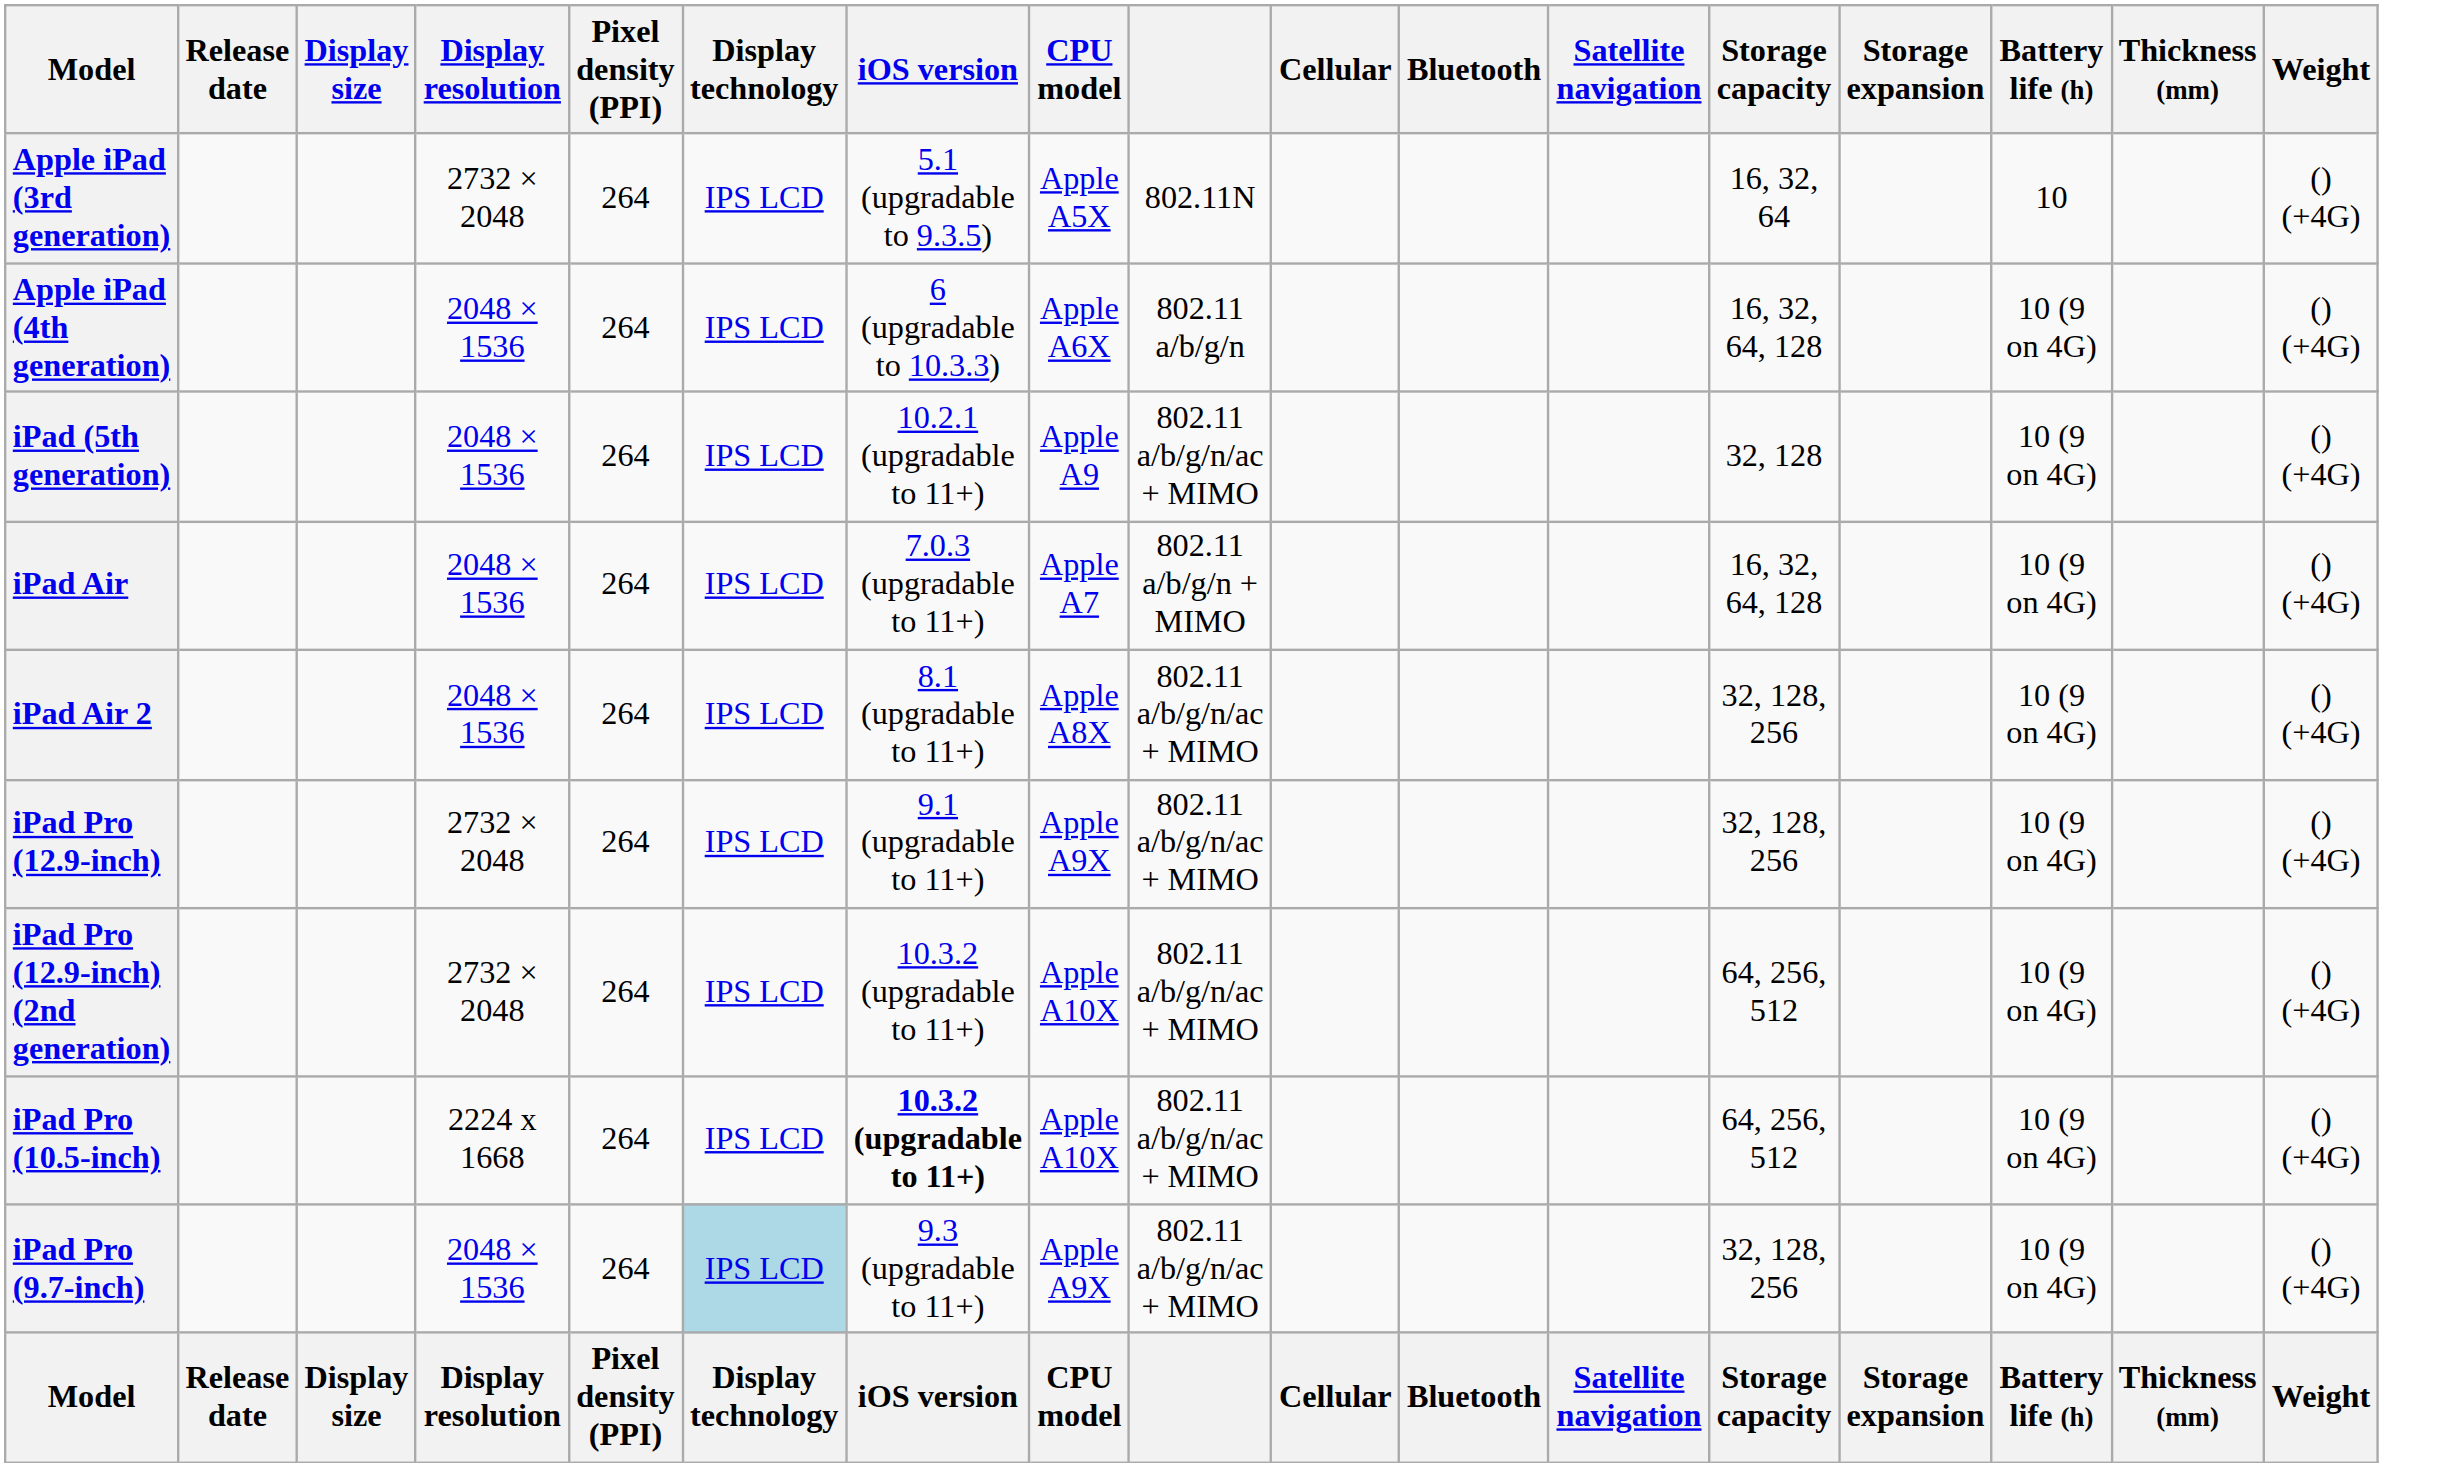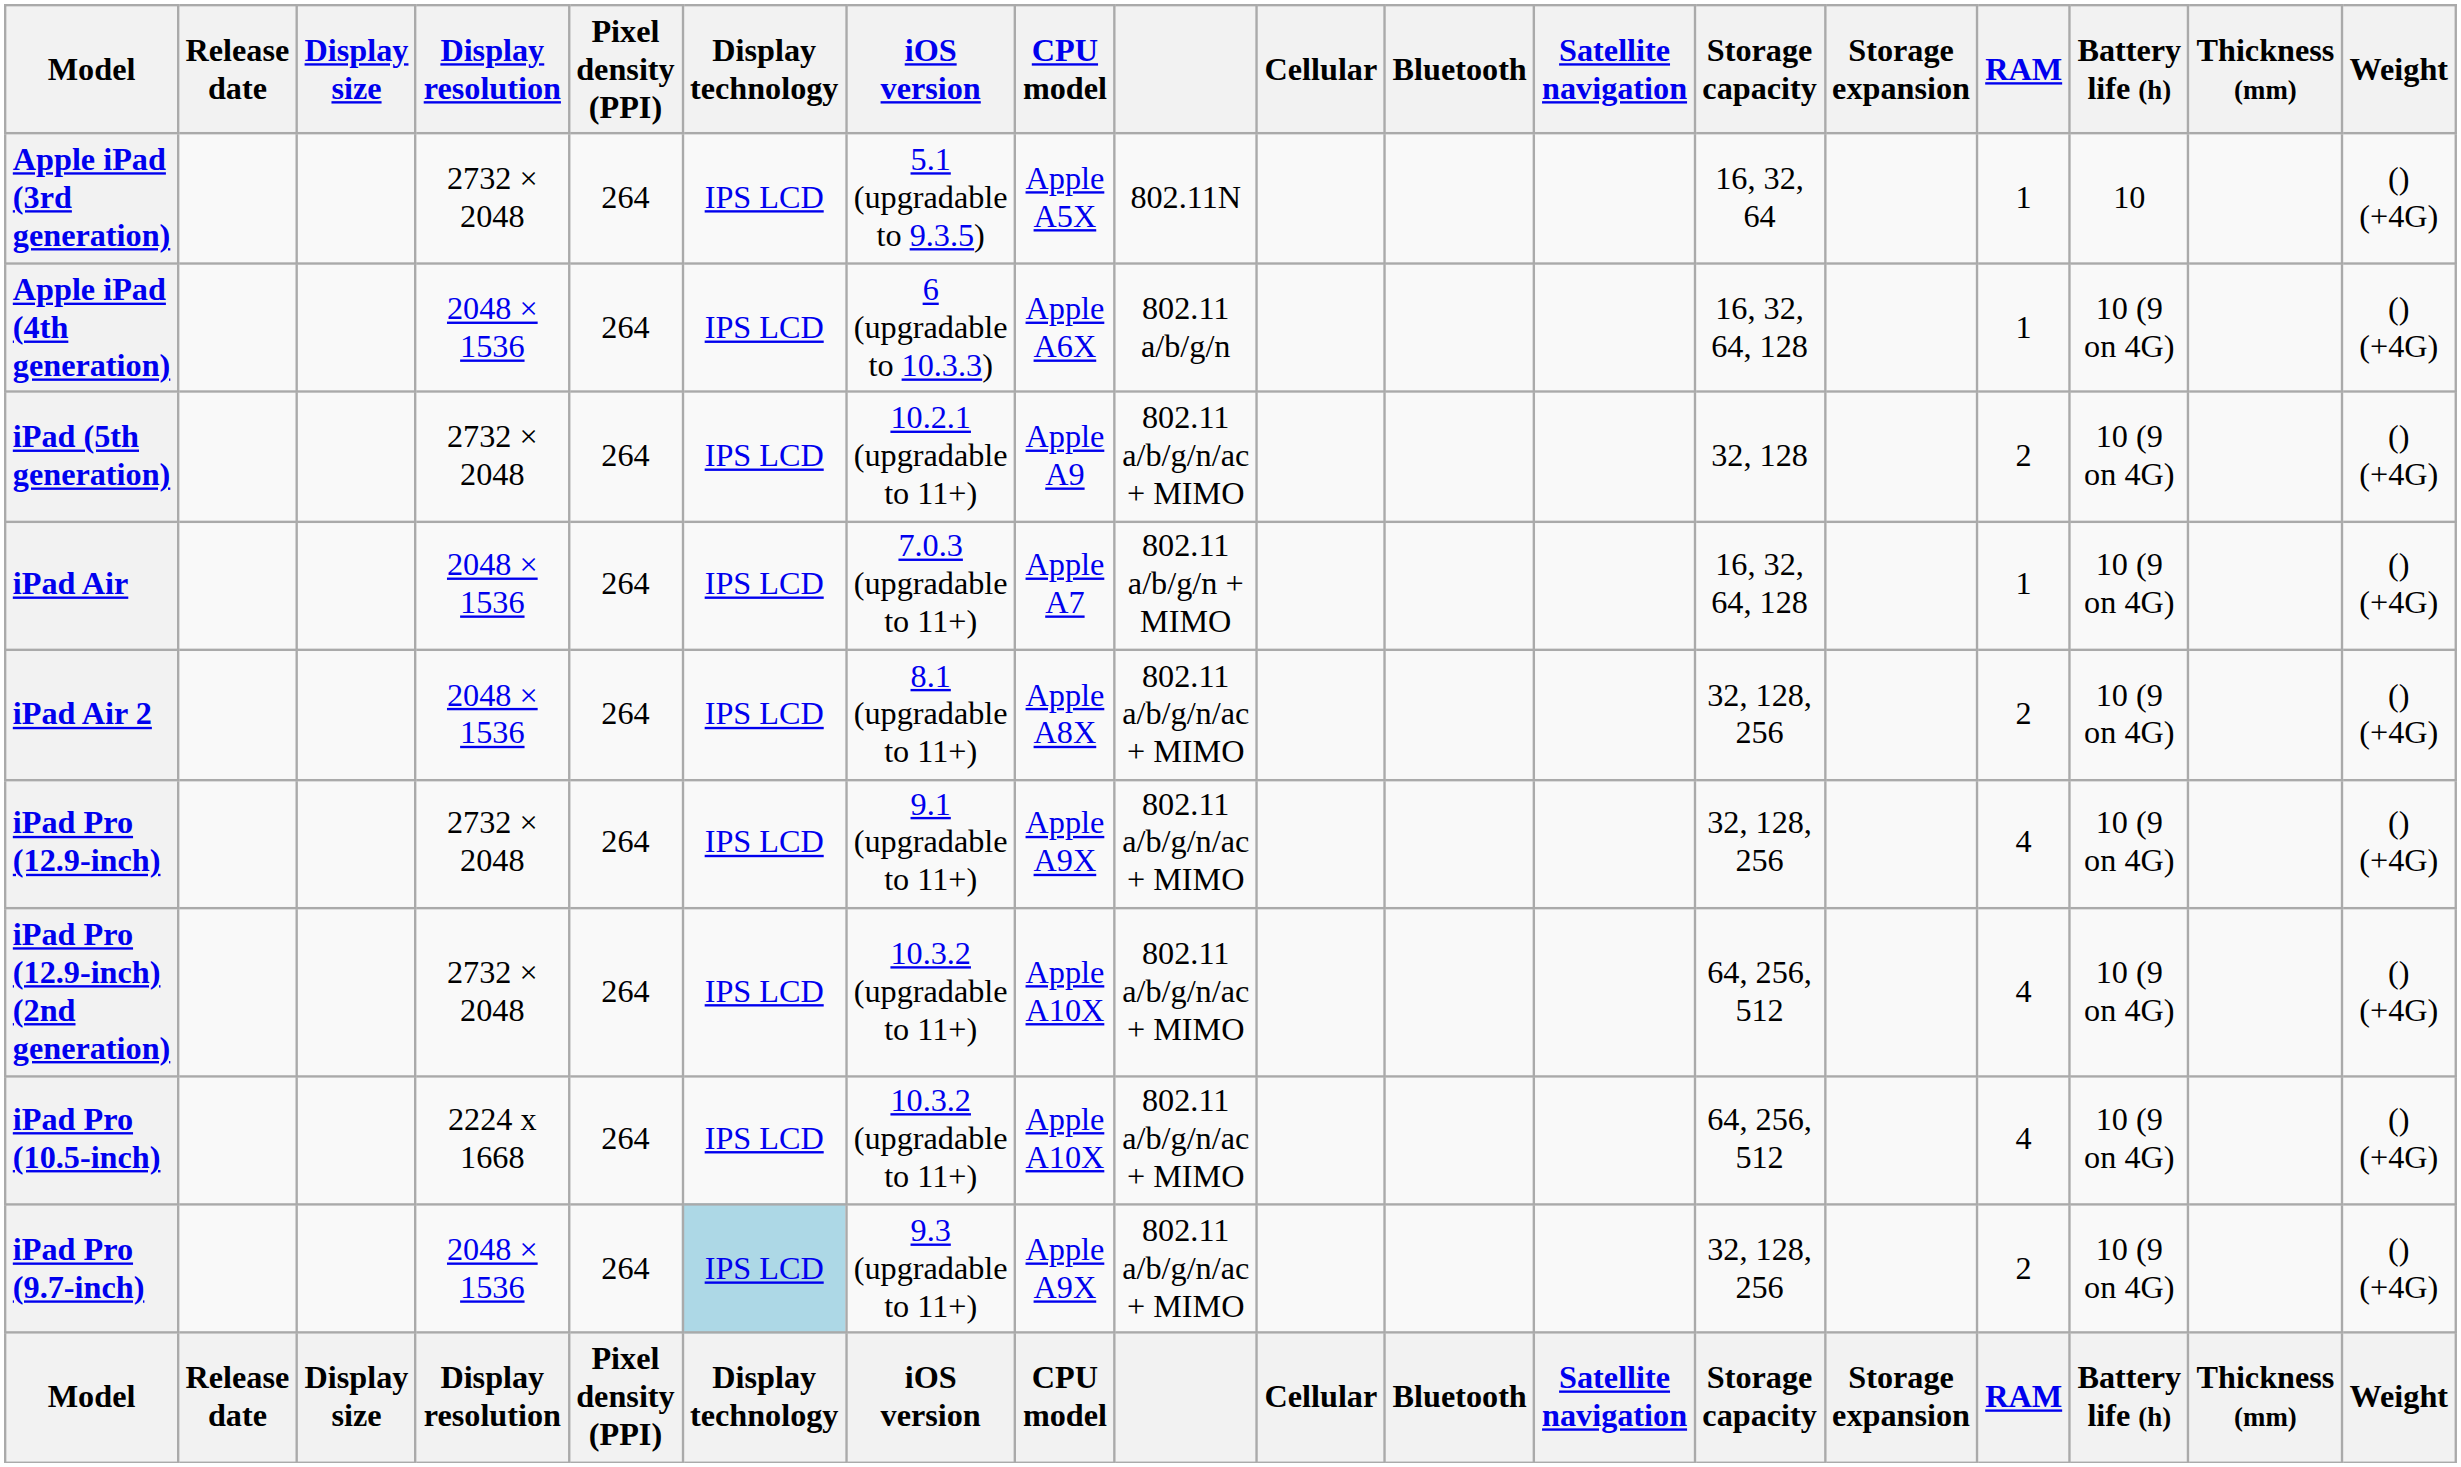+ column: (2024, 68)
(492, 455) 2048 × 1536 -> (492, 455) 2732 × 2048
(938, 1138) bold -> (931, 1138) normal
